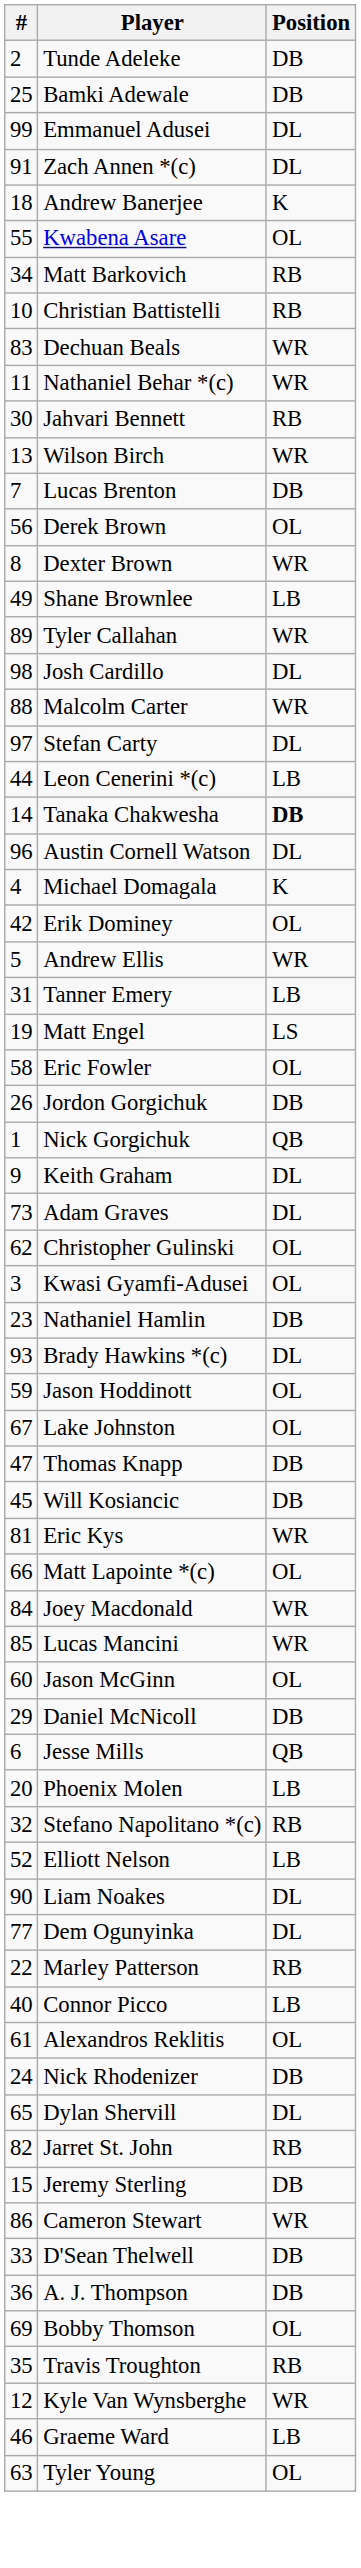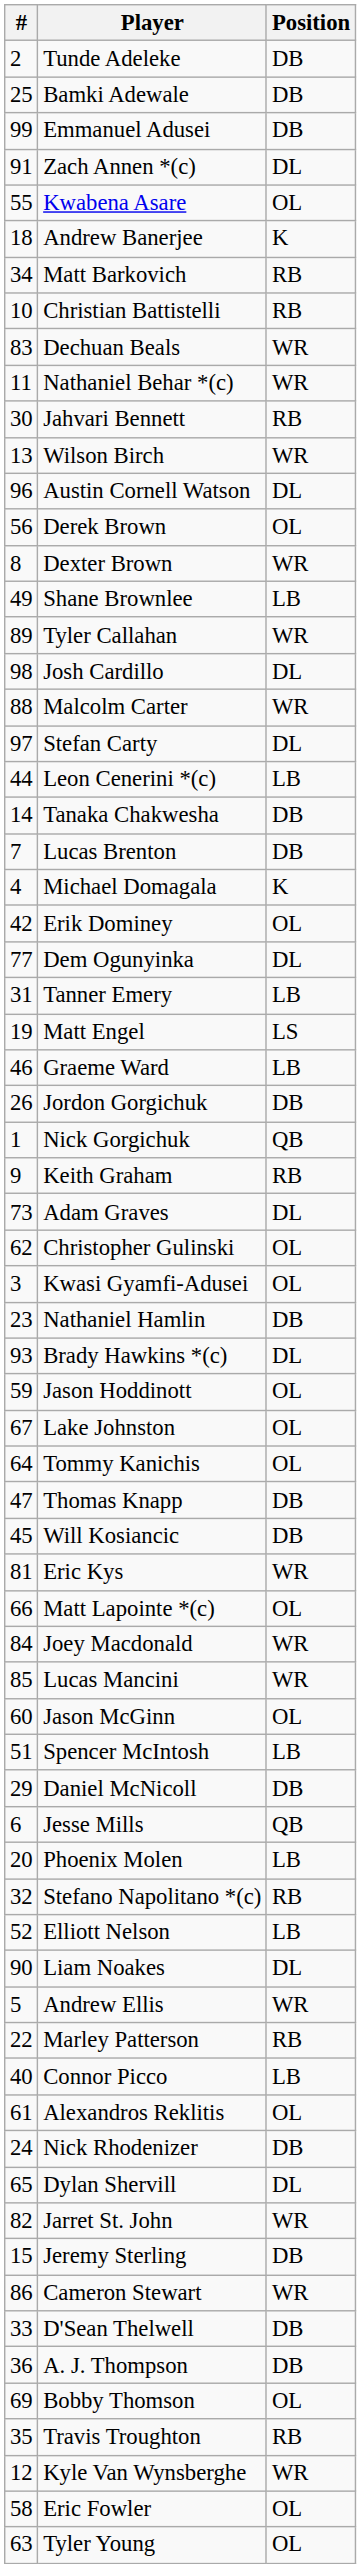(287, 130) DL -> (288, 130) DB
rows swapped: (115, 238) <-> (123, 202)
rows swapped: (110, 490) <-> (147, 851)
(288, 815) bold -> (288, 815) normal
rows swapped: (103, 959) <-> (119, 1932)
rows swapped: (97, 1067) <-> (106, 2436)
(287, 1175) DL -> (287, 1175) RB
+ row: (122, 1463)
+ row: (126, 1752)
(287, 2148) RB -> (290, 2220) WR
